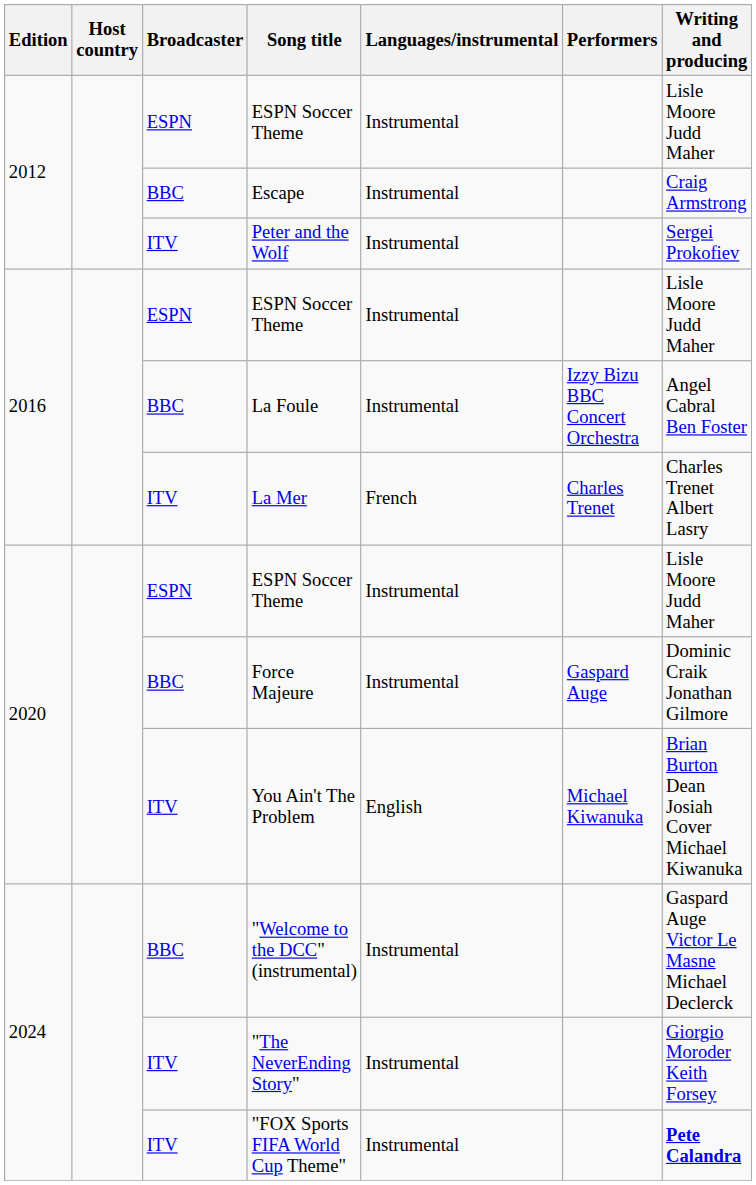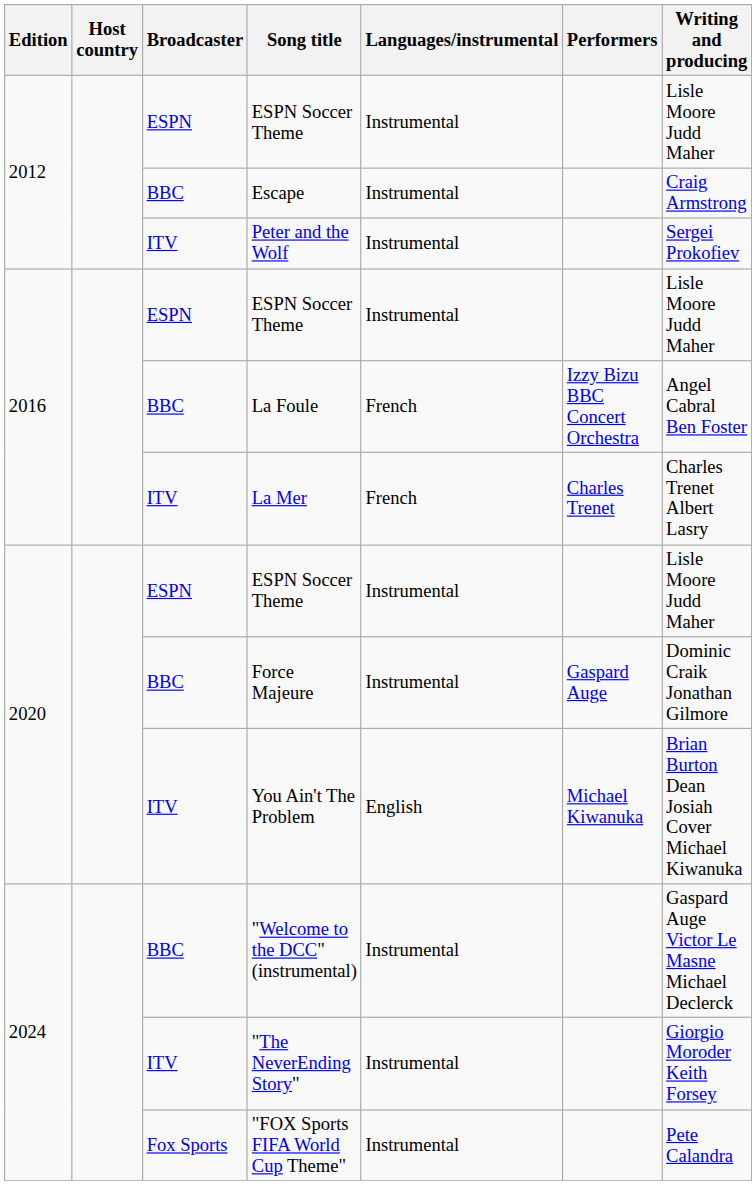(412, 406) Instrumental -> (391, 406) French
(162, 1144) ITV -> (187, 1144) Fox Sports
(704, 1144) bold -> (700, 1144) normal
